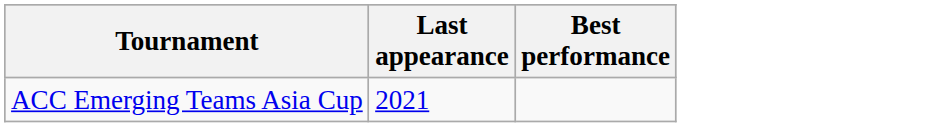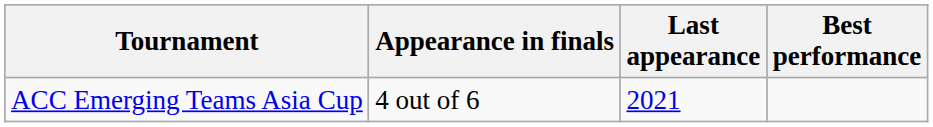+ column: (495, 41)
